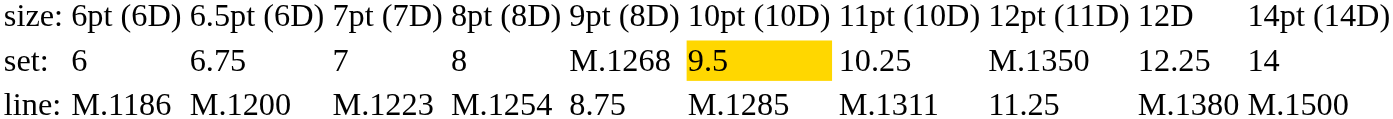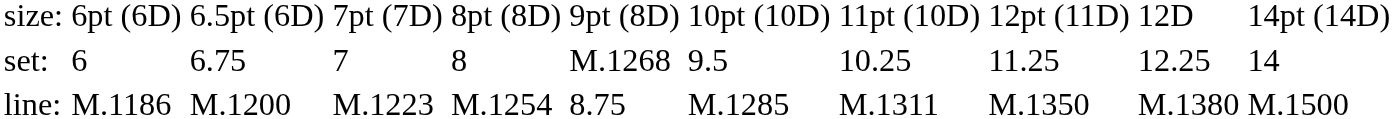(708, 60) gold background -> (708, 60) no background
(1039, 60) M.1350 -> (1024, 60) 11.25
(1024, 104) 11.25 -> (1039, 104) M.1350
